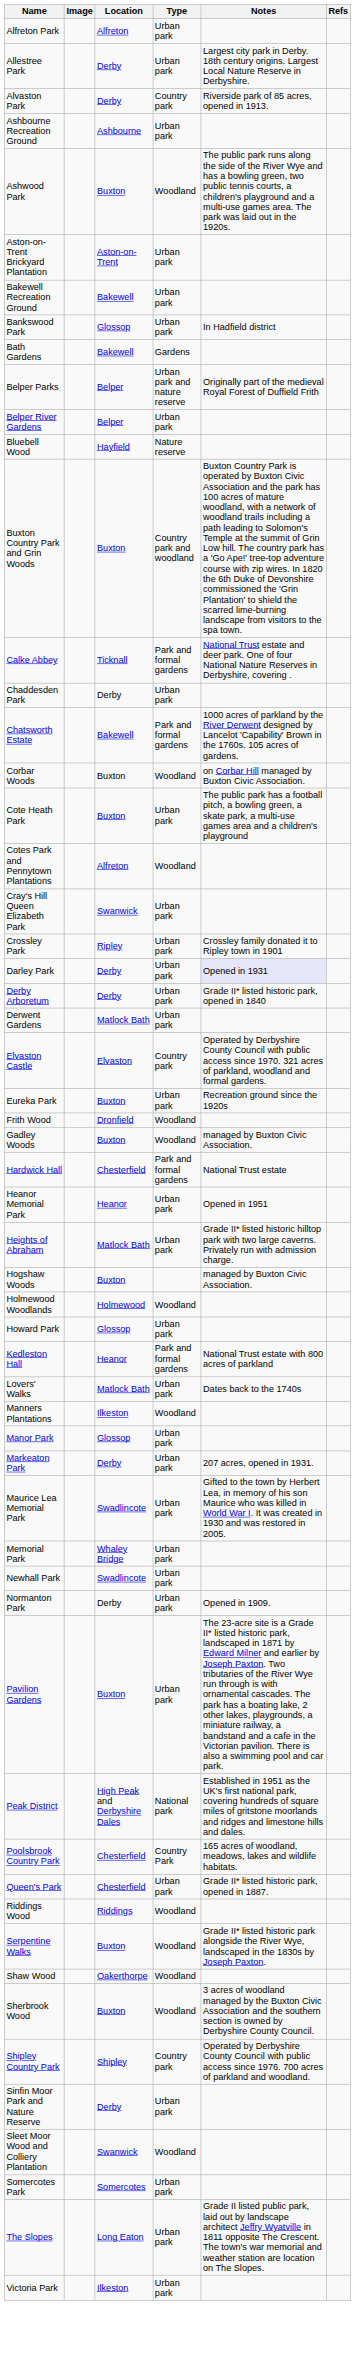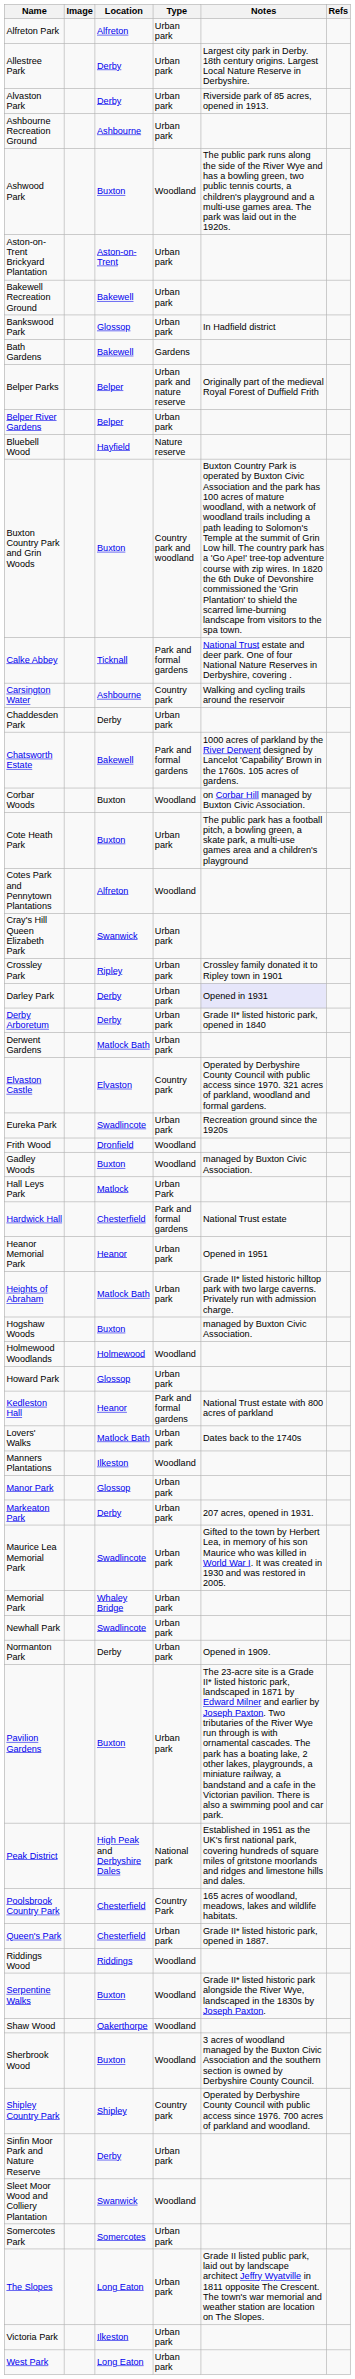(171, 101) Country park -> (167, 101) Urban park
+ row: (28, 695)
(111, 1100) Buxton -> (122, 1125) Swadlincote
+ row: (25, 1189)
+ row: (27, 2362)
